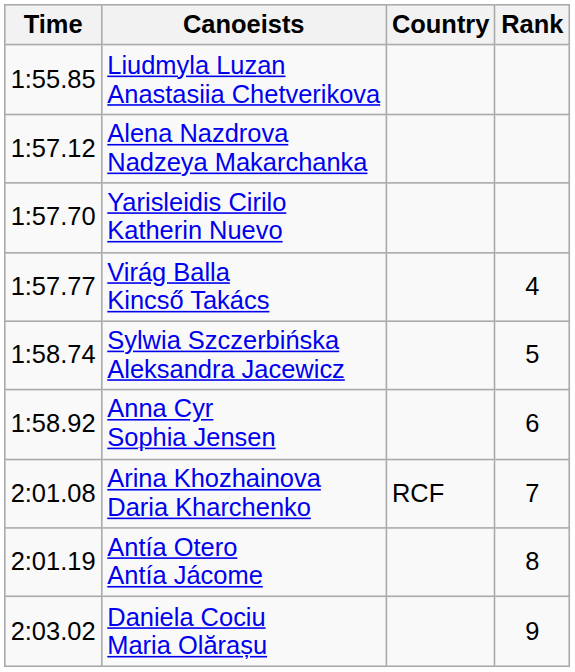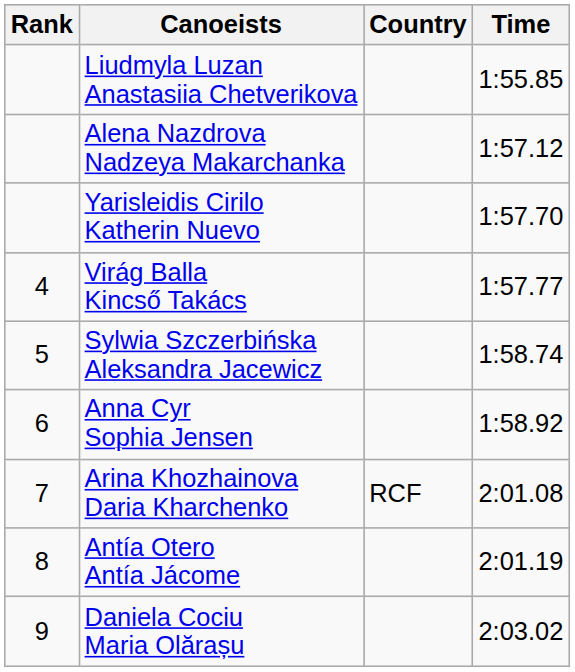columns swapped: (532, 24) <-> (53, 24)
